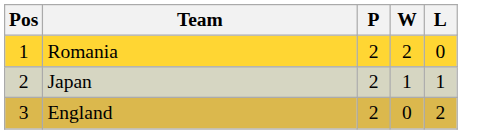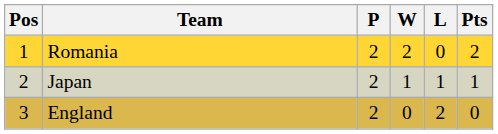+ column: (475, 19)
